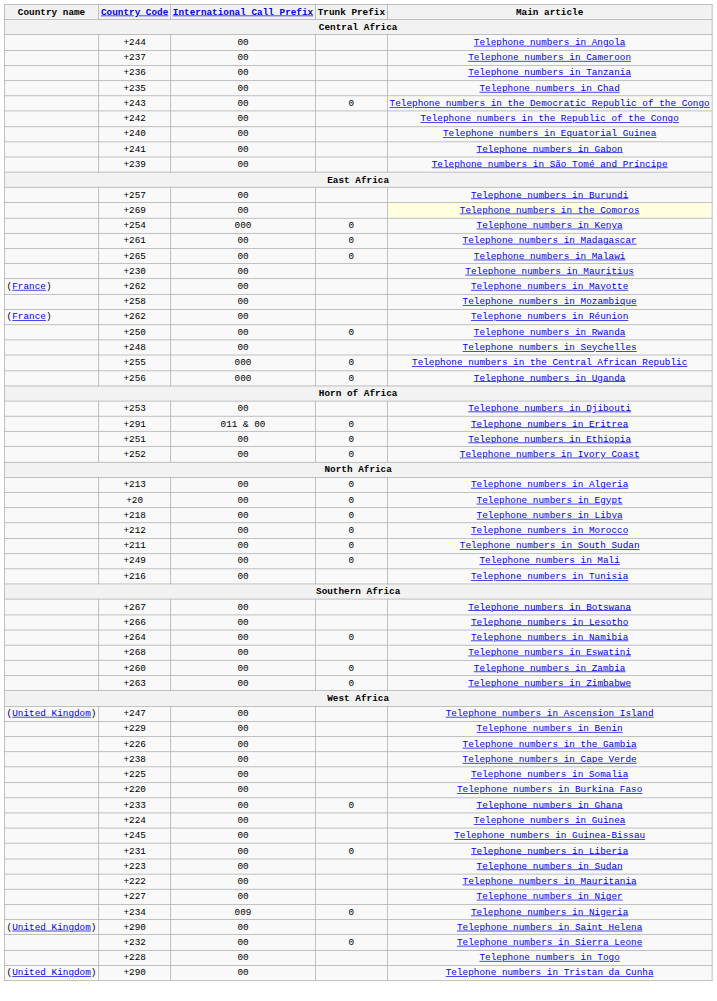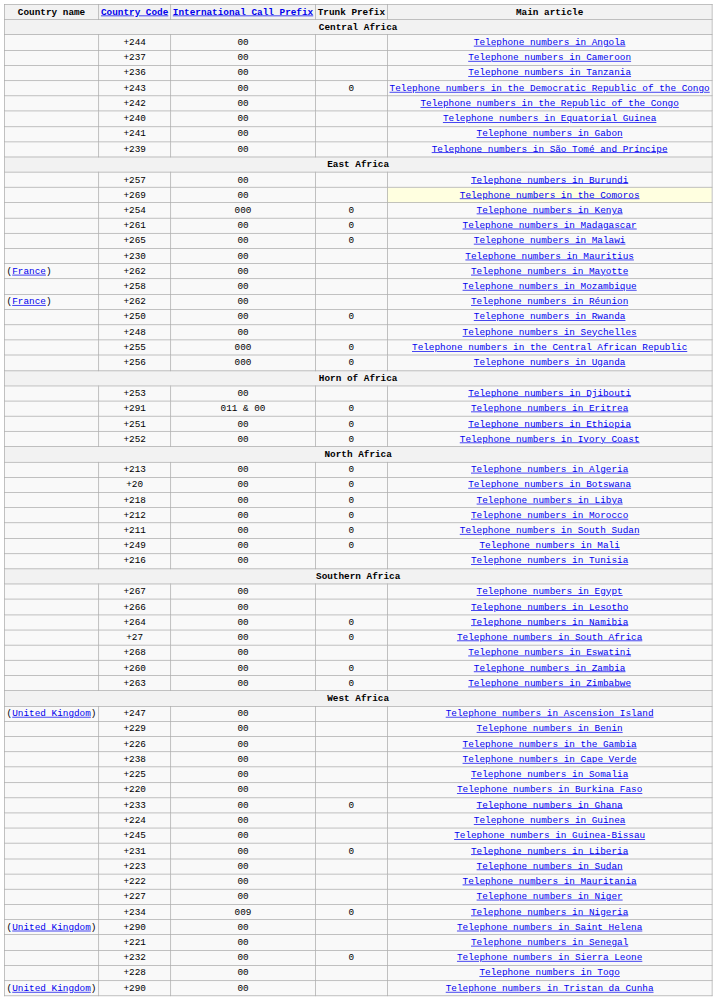- row: (135, 88)
(550, 500) Telephone numbers in Egypt -> (550, 485) Telephone numbers in Botswana
(550, 607) Telephone numbers in Botswana -> (550, 592) Telephone numbers in Egypt
+ row: (135, 637)
+ row: (135, 943)
